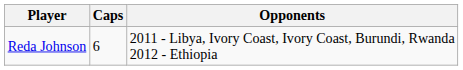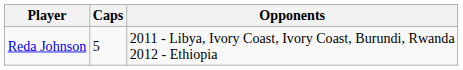(96, 45) 6 -> (96, 45) 5
